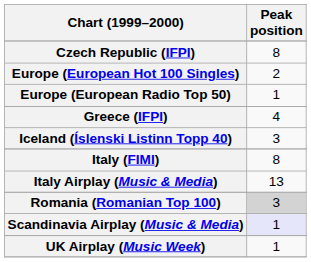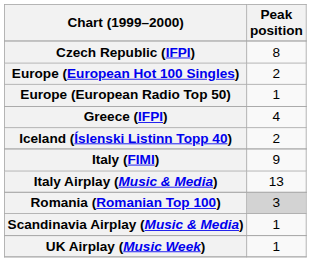(276, 138) 3 -> (276, 138) 2
(276, 159) 8 -> (276, 159) 9
(276, 224) lavender background -> (276, 224) no background
